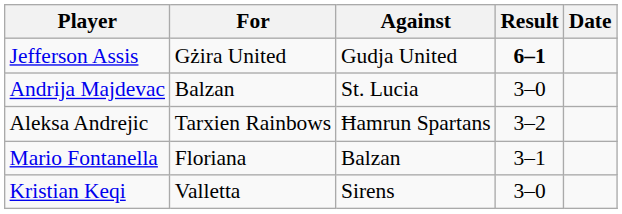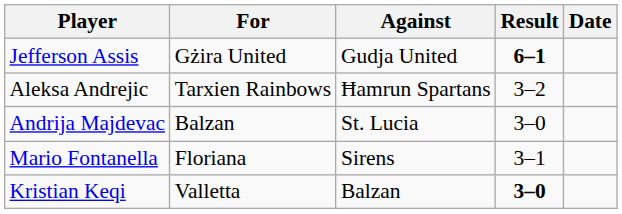rows swapped: (87, 89) <-> (79, 123)
(371, 157) Balzan -> (368, 157) Sirens
(368, 191) Sirens -> (371, 191) Balzan
(530, 191) normal -> (530, 191) bold
